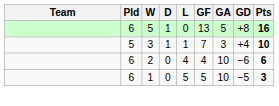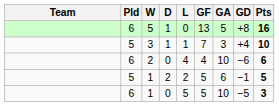+ row: (150, 77)
